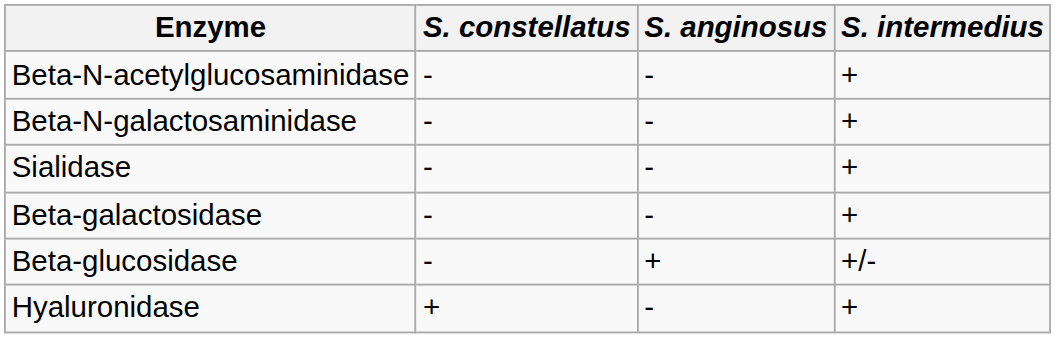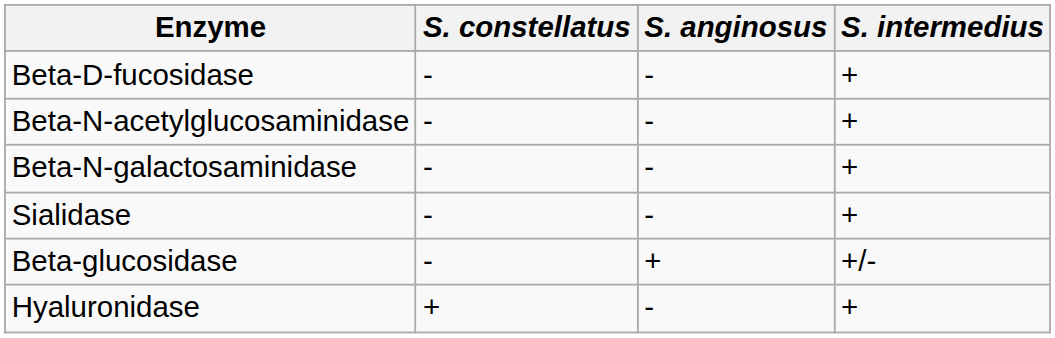+ row: (133, 74)
- row: (137, 214)
